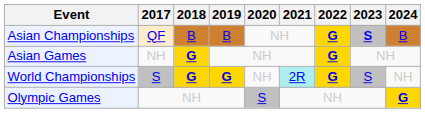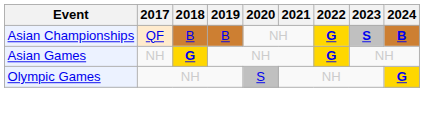(403, 36) normal -> (402, 36) bold
- row: (71, 77)
